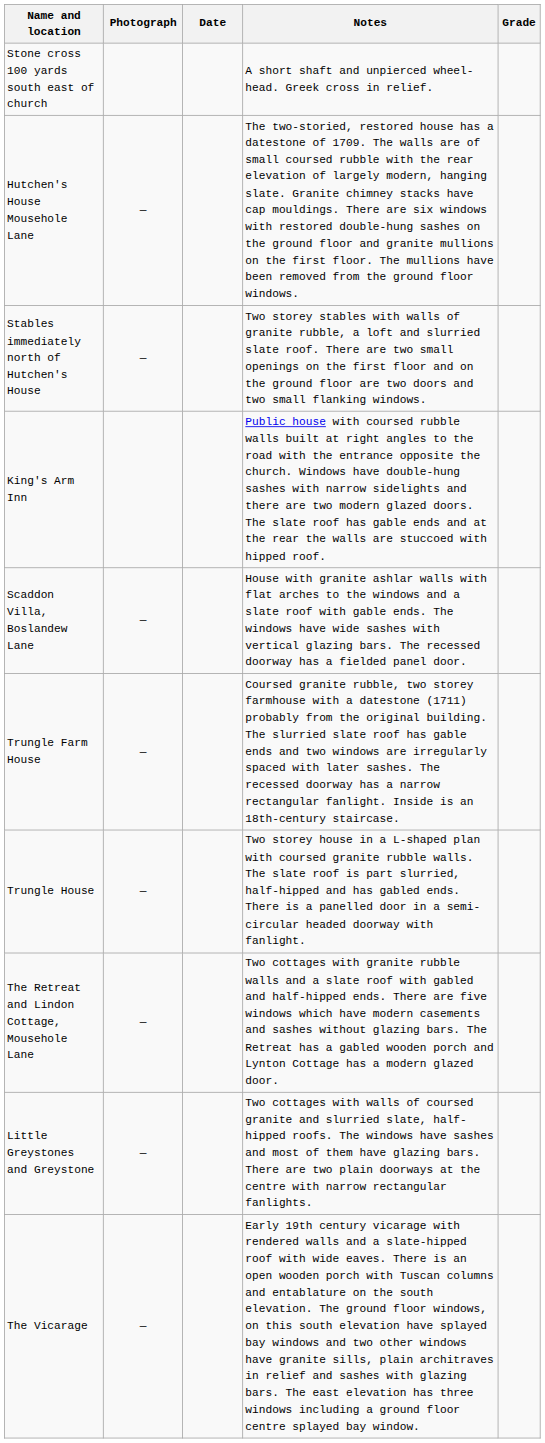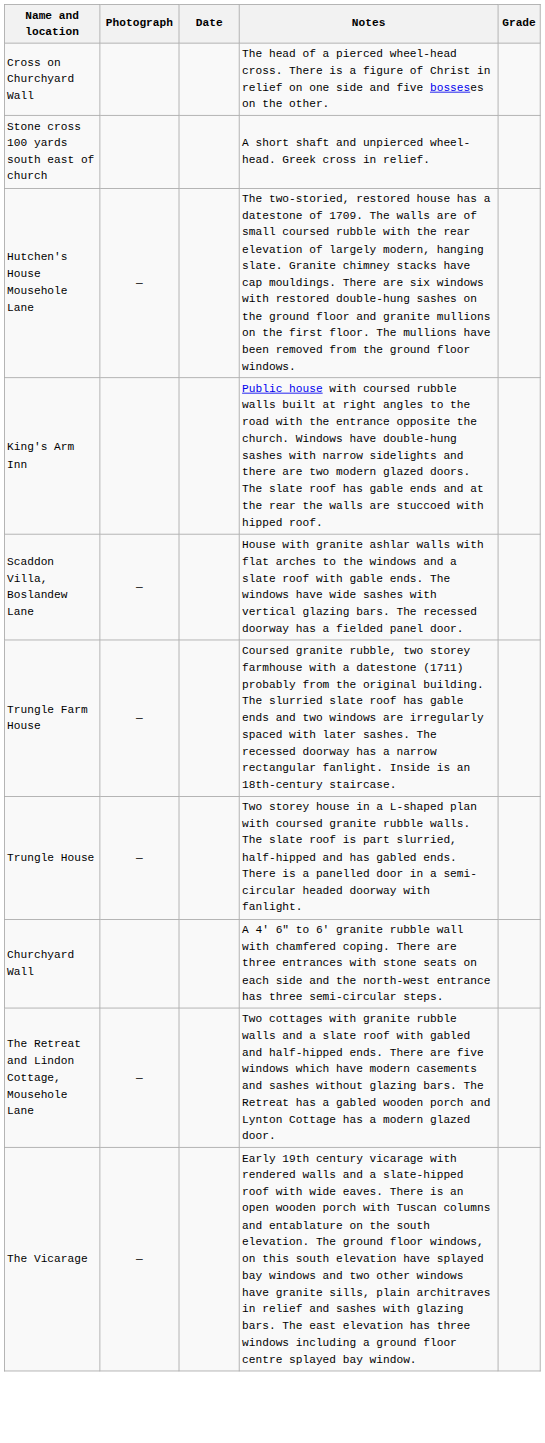+ row: (41, 79)
- row: (44, 358)
+ row: (41, 963)
- row: (51, 1153)
